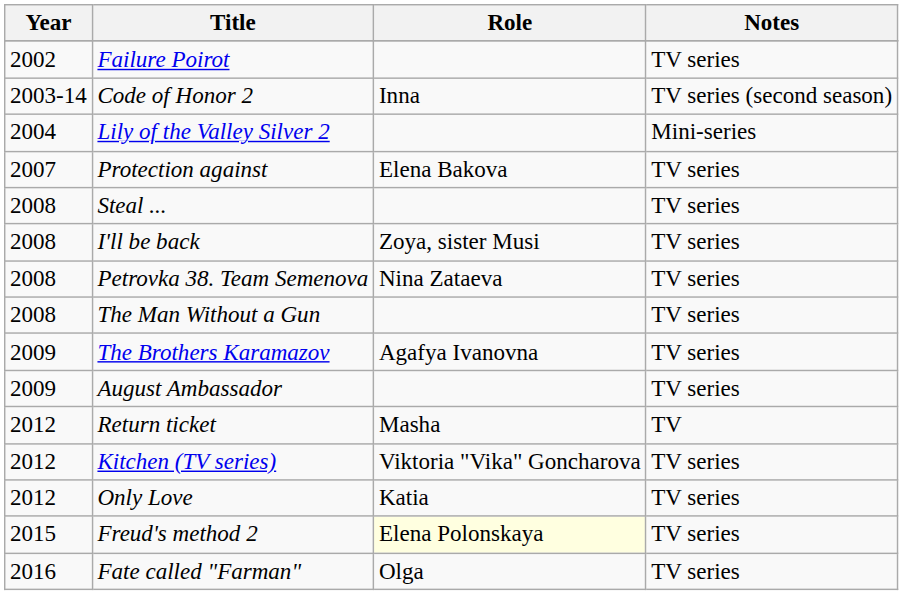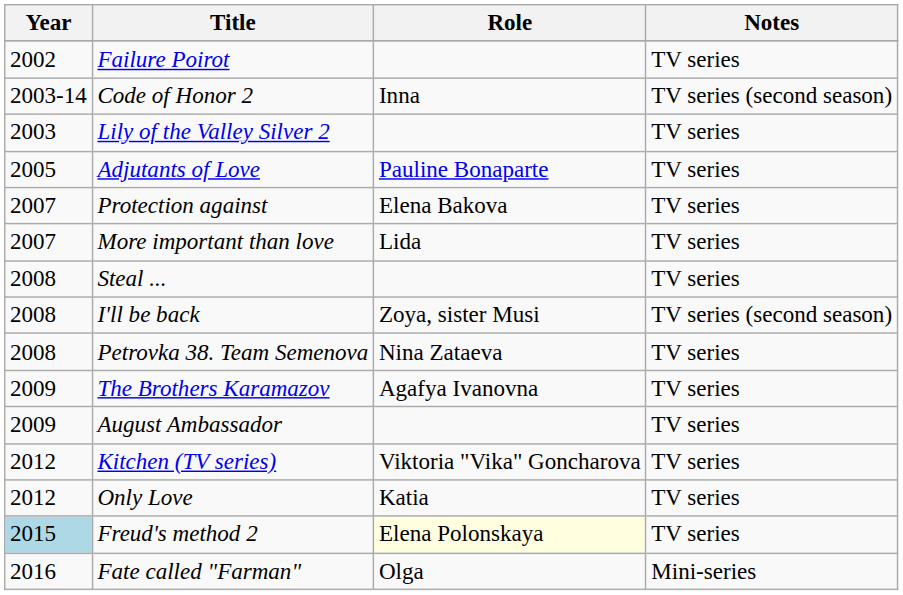(33, 132) 2004 -> (33, 132) 2003
(704, 132) Mini-series -> (696, 132) TV series
+ row: (179, 168)
+ row: (216, 242)
(696, 242) TV series -> (772, 315) TV series (second season)
- row: (209, 315)
- row: (157, 424)
(33, 534) no background -> (33, 534) lightblue background
(696, 570) TV series -> (704, 570) Mini-series
